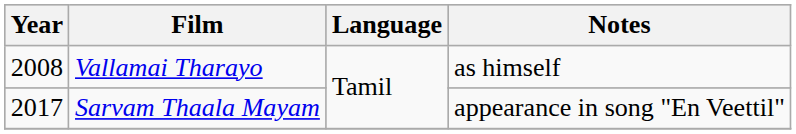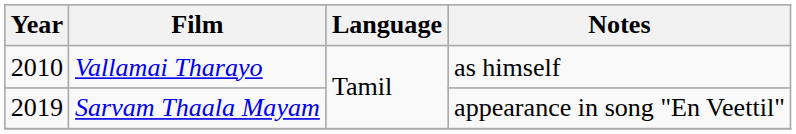(37, 66) 2008 -> (37, 66) 2010
(37, 107) 2017 -> (37, 107) 2019
